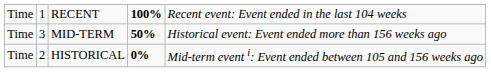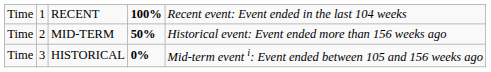(42, 34) 3 -> (42, 34) 2
(42, 55) 2 -> (42, 55) 3
